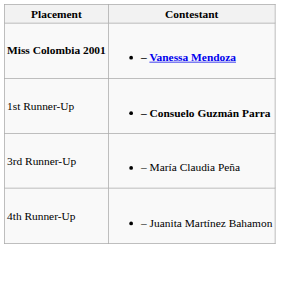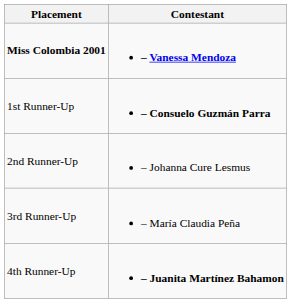+ row: (43, 161)
(192, 223) normal -> (197, 278) bold
